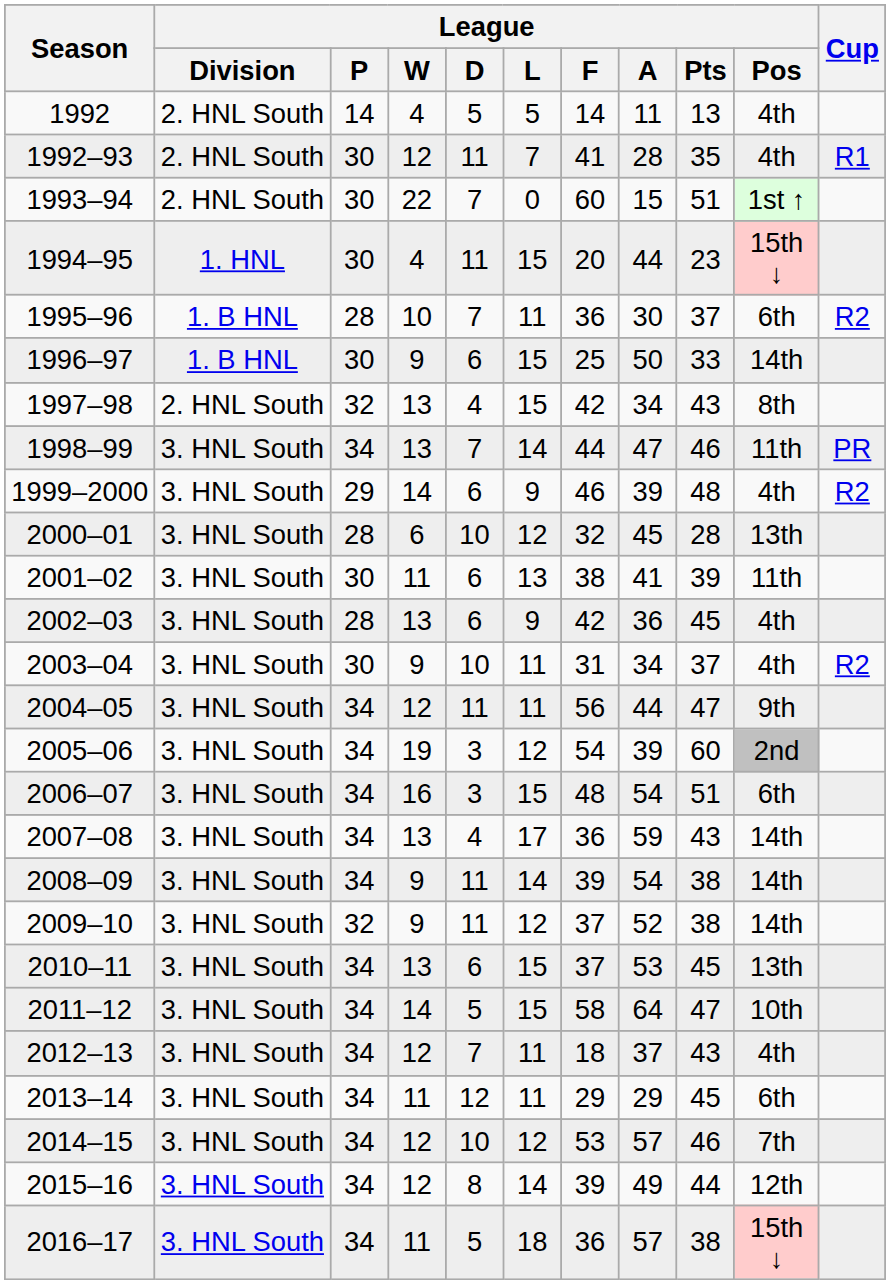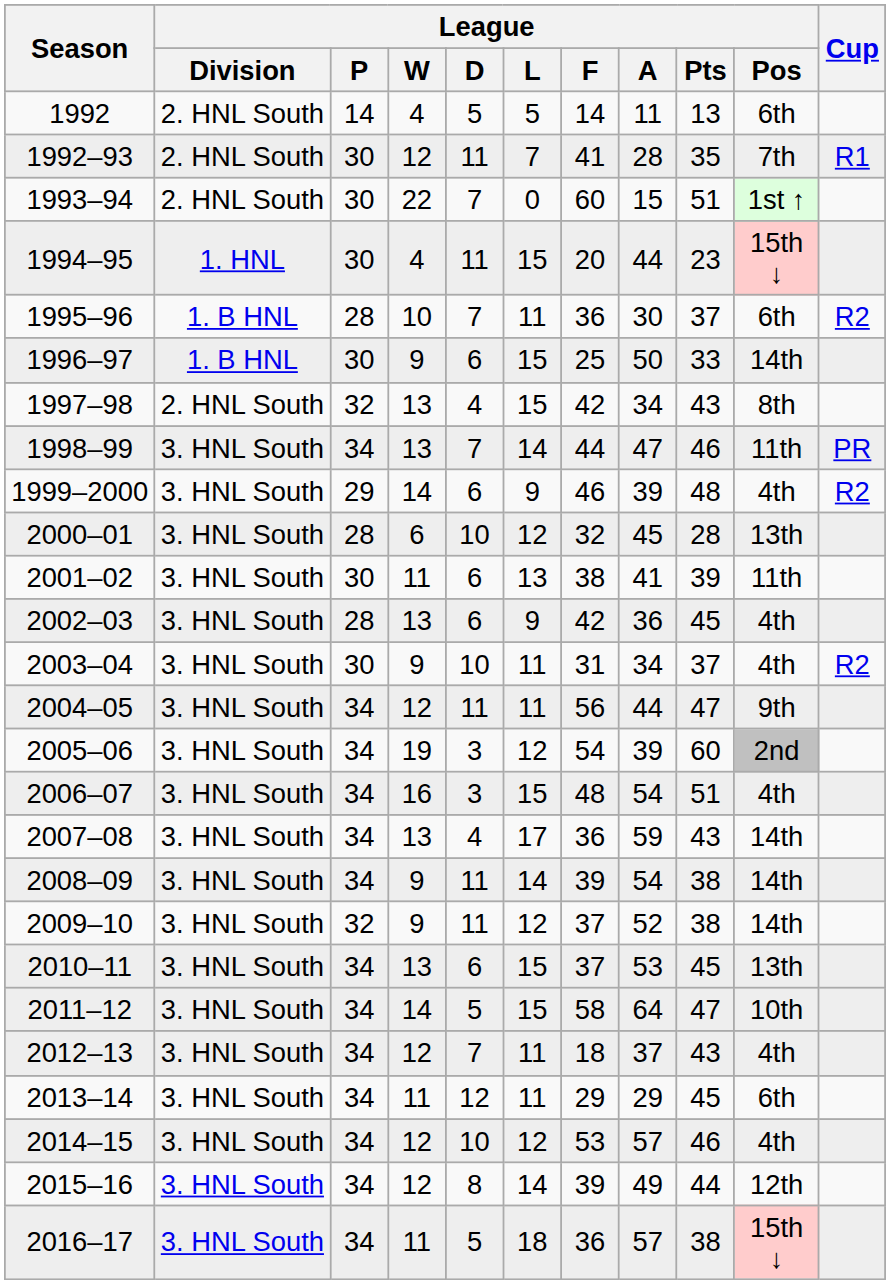(777, 113) 4th -> (777, 113) 6th
(777, 157) 4th -> (777, 157) 7th
(777, 794) 6th -> (777, 794) 4th
(777, 1140) 7th -> (777, 1140) 4th
